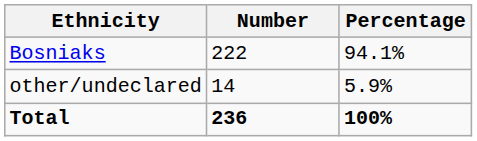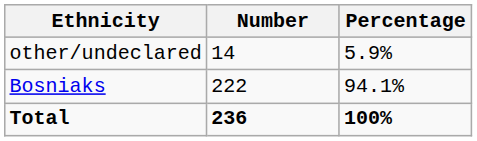rows swapped: (58, 54) <-> (106, 86)
